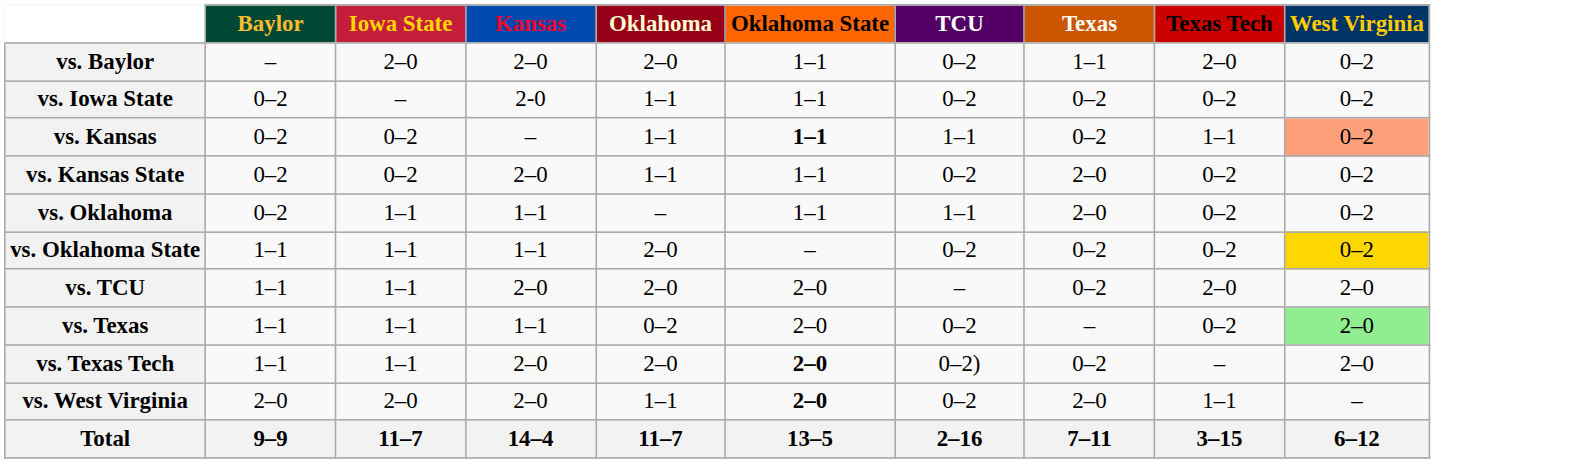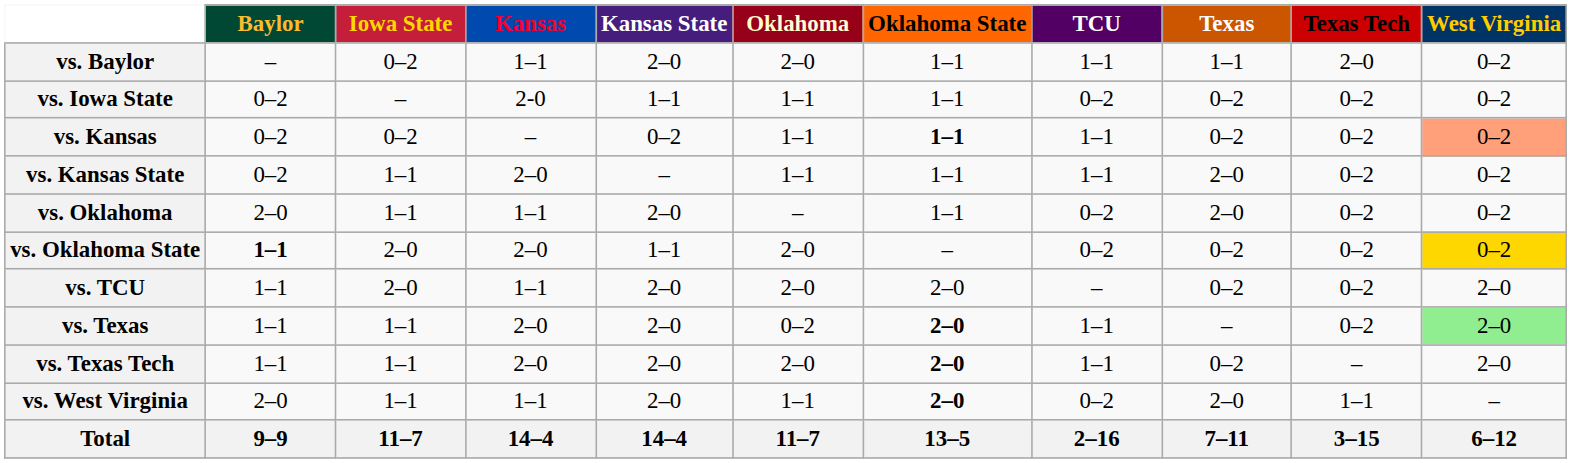+ column: (664, 23)
(401, 61) 2–0 -> (401, 61) 0–2
(531, 61) 2–0 -> (531, 61) 1–1
(960, 61) 0–2 -> (1097, 61) 1–1
(1219, 137) 1–1 -> (1357, 137) 0–2
(401, 174) 0–2 -> (401, 174) 1–1
(960, 174) 0–2 -> (1097, 174) 1–1
(271, 212) 0–2 -> (271, 212) 2–0
(960, 212) 1–1 -> (1097, 212) 0–2
(271, 250) normal -> (271, 250) bold
(401, 250) 1–1 -> (401, 250) 2–0
(531, 250) 1–1 -> (531, 250) 2–0
(401, 288) 1–1 -> (401, 288) 2–0
(531, 288) 2–0 -> (531, 288) 1–1
(1219, 288) 2–0 -> (1357, 288) 0–2
(531, 325) 1–1 -> (531, 325) 2–0
(810, 325) normal -> (947, 325) bold
(960, 325) 0–2 -> (1097, 325) 1–1
(960, 363) 0–2) -> (1097, 363) 1–1
(401, 401) 2–0 -> (401, 401) 1–1
(531, 401) 2–0 -> (531, 401) 1–1
